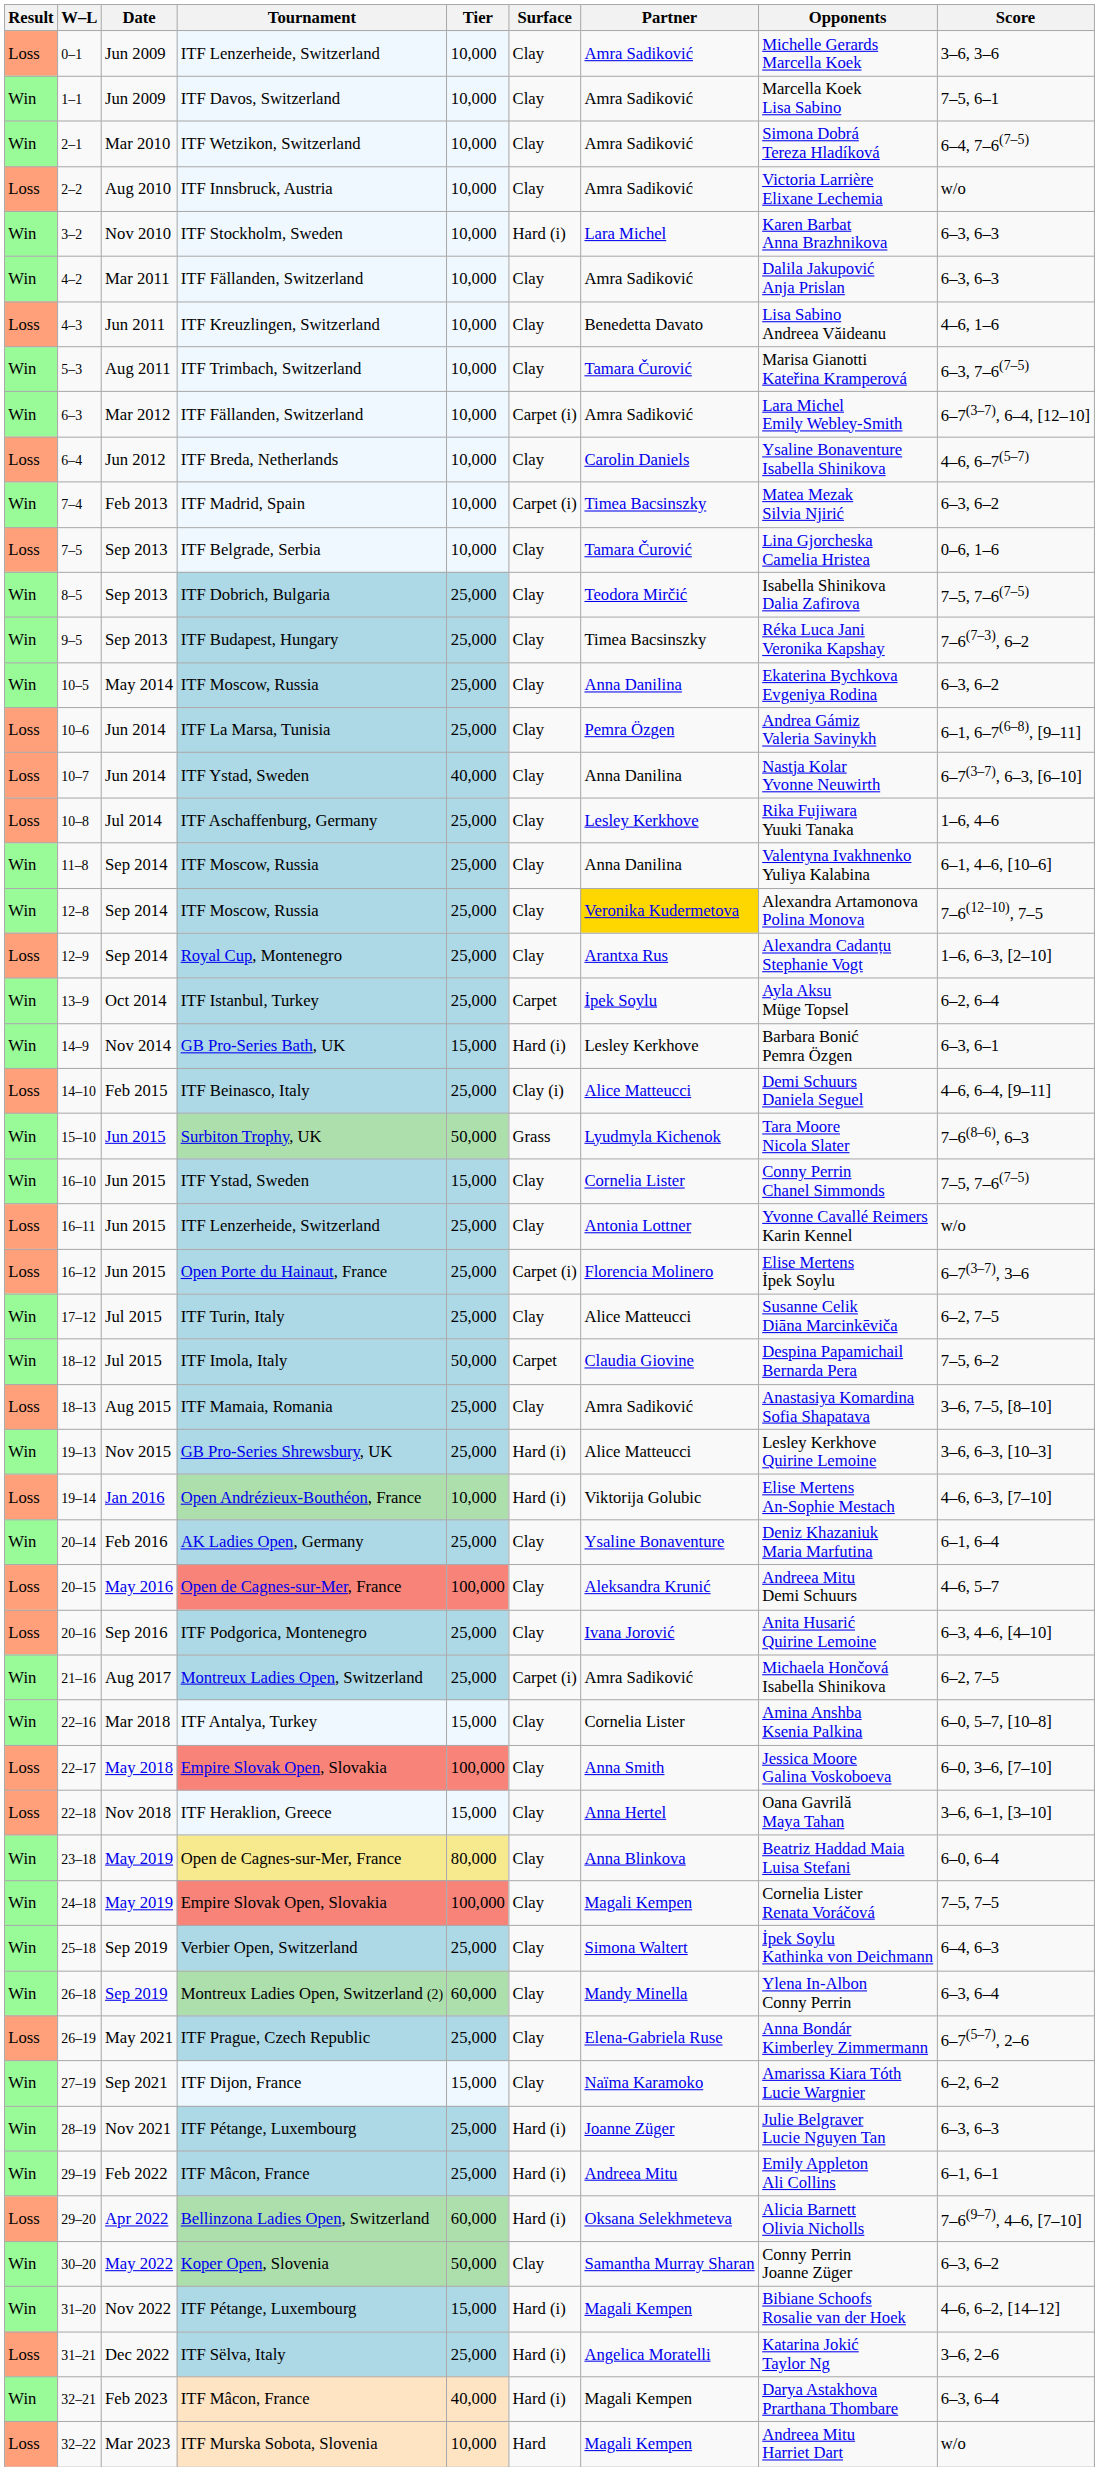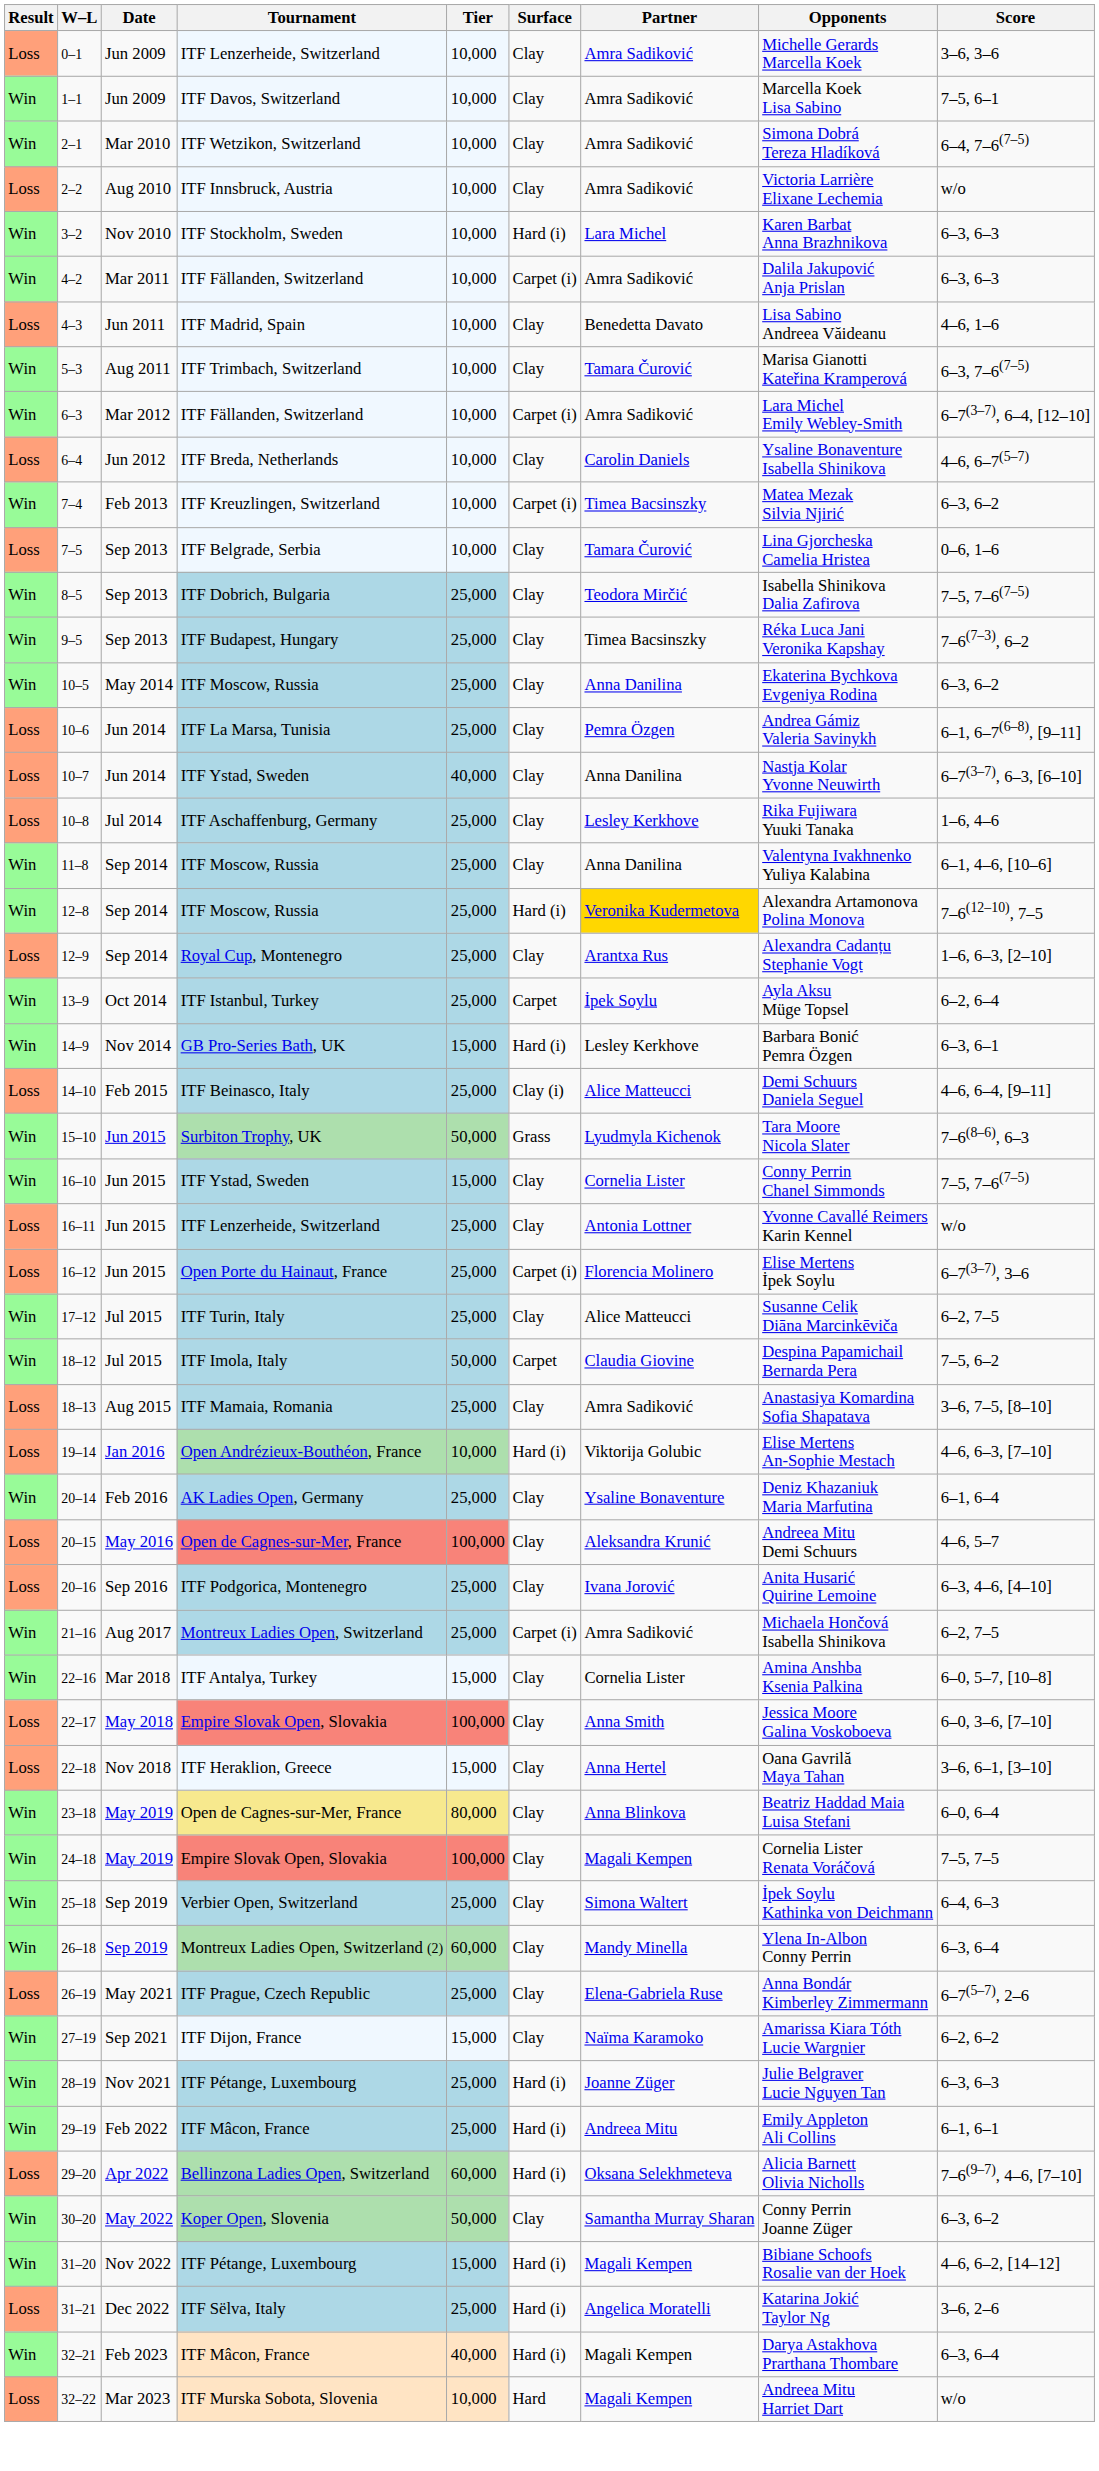(528, 278) Clay -> (545, 278) Carpet (i)
(280, 324) ITF Kreuzlingen, Switzerland -> (243, 324) ITF Madrid, Spain
(243, 504) ITF Madrid, Spain -> (280, 504) ITF Kreuzlingen, Switzerland
(528, 910) Clay -> (539, 910) Hard (i)
- row: (79, 1452)
